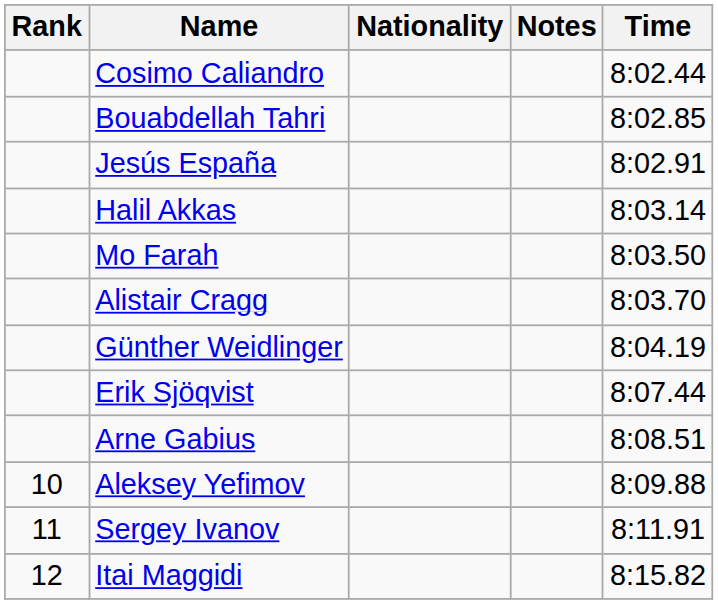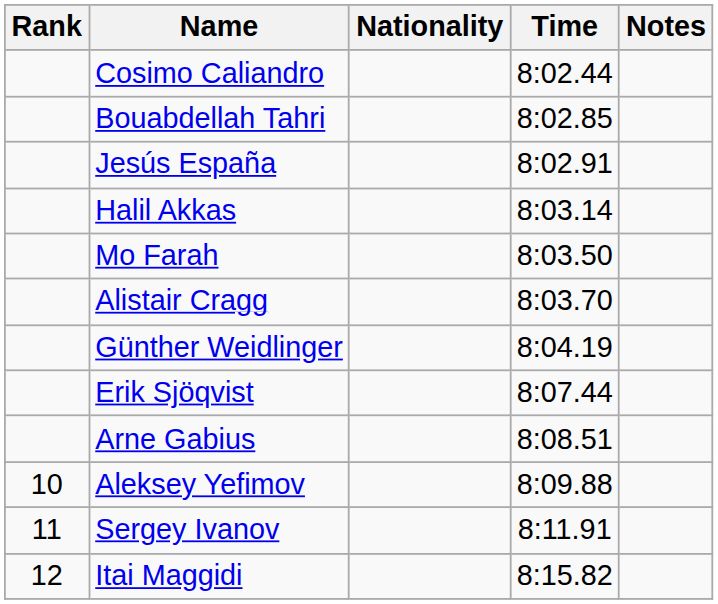columns swapped: (658, 27) <-> (557, 27)
